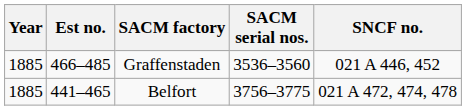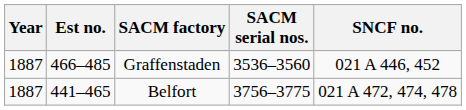(26, 64) 1885 -> (26, 64) 1887
(26, 91) 1885 -> (26, 91) 1887
